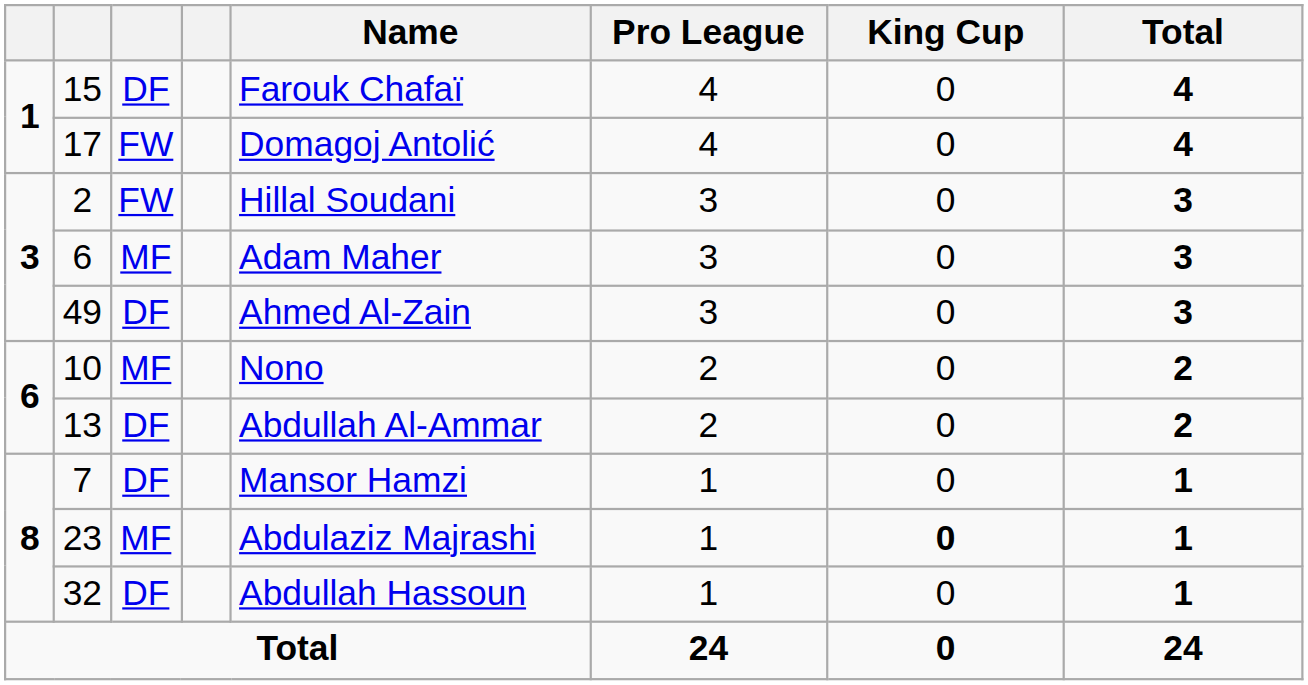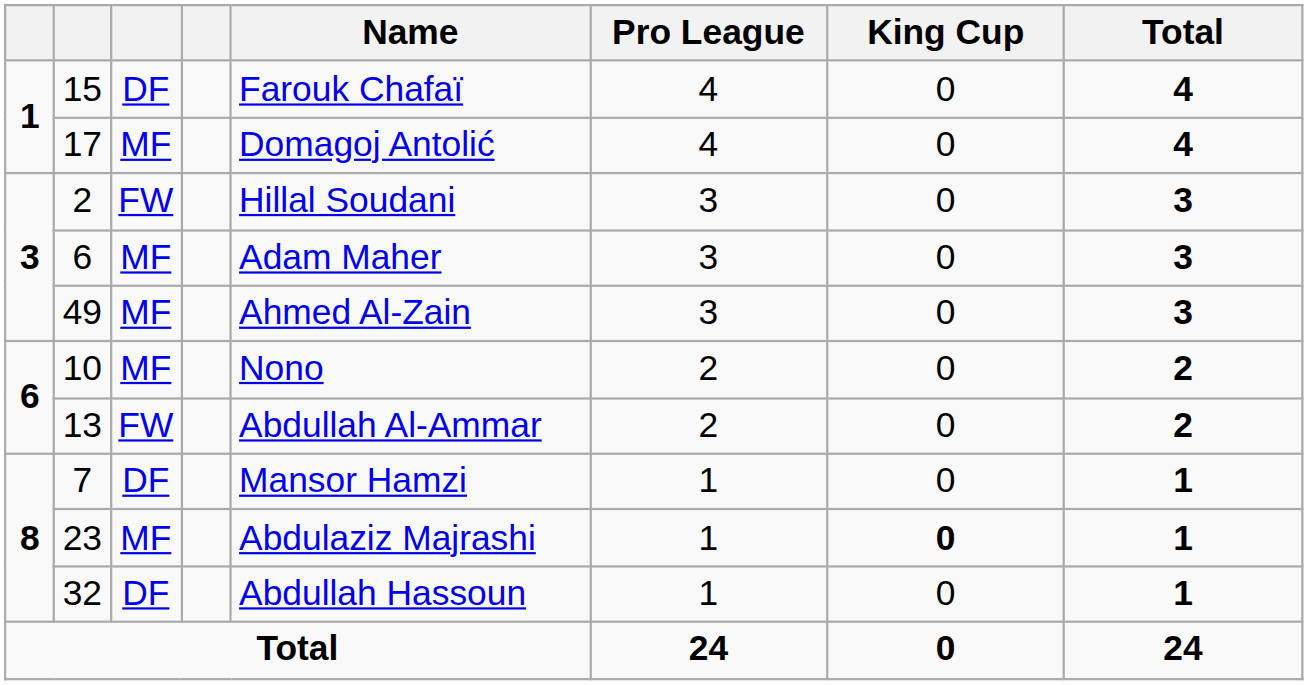(146, 144) FW -> (146, 144) MF
(146, 312) DF -> (146, 312) MF
(146, 425) DF -> (146, 425) FW
